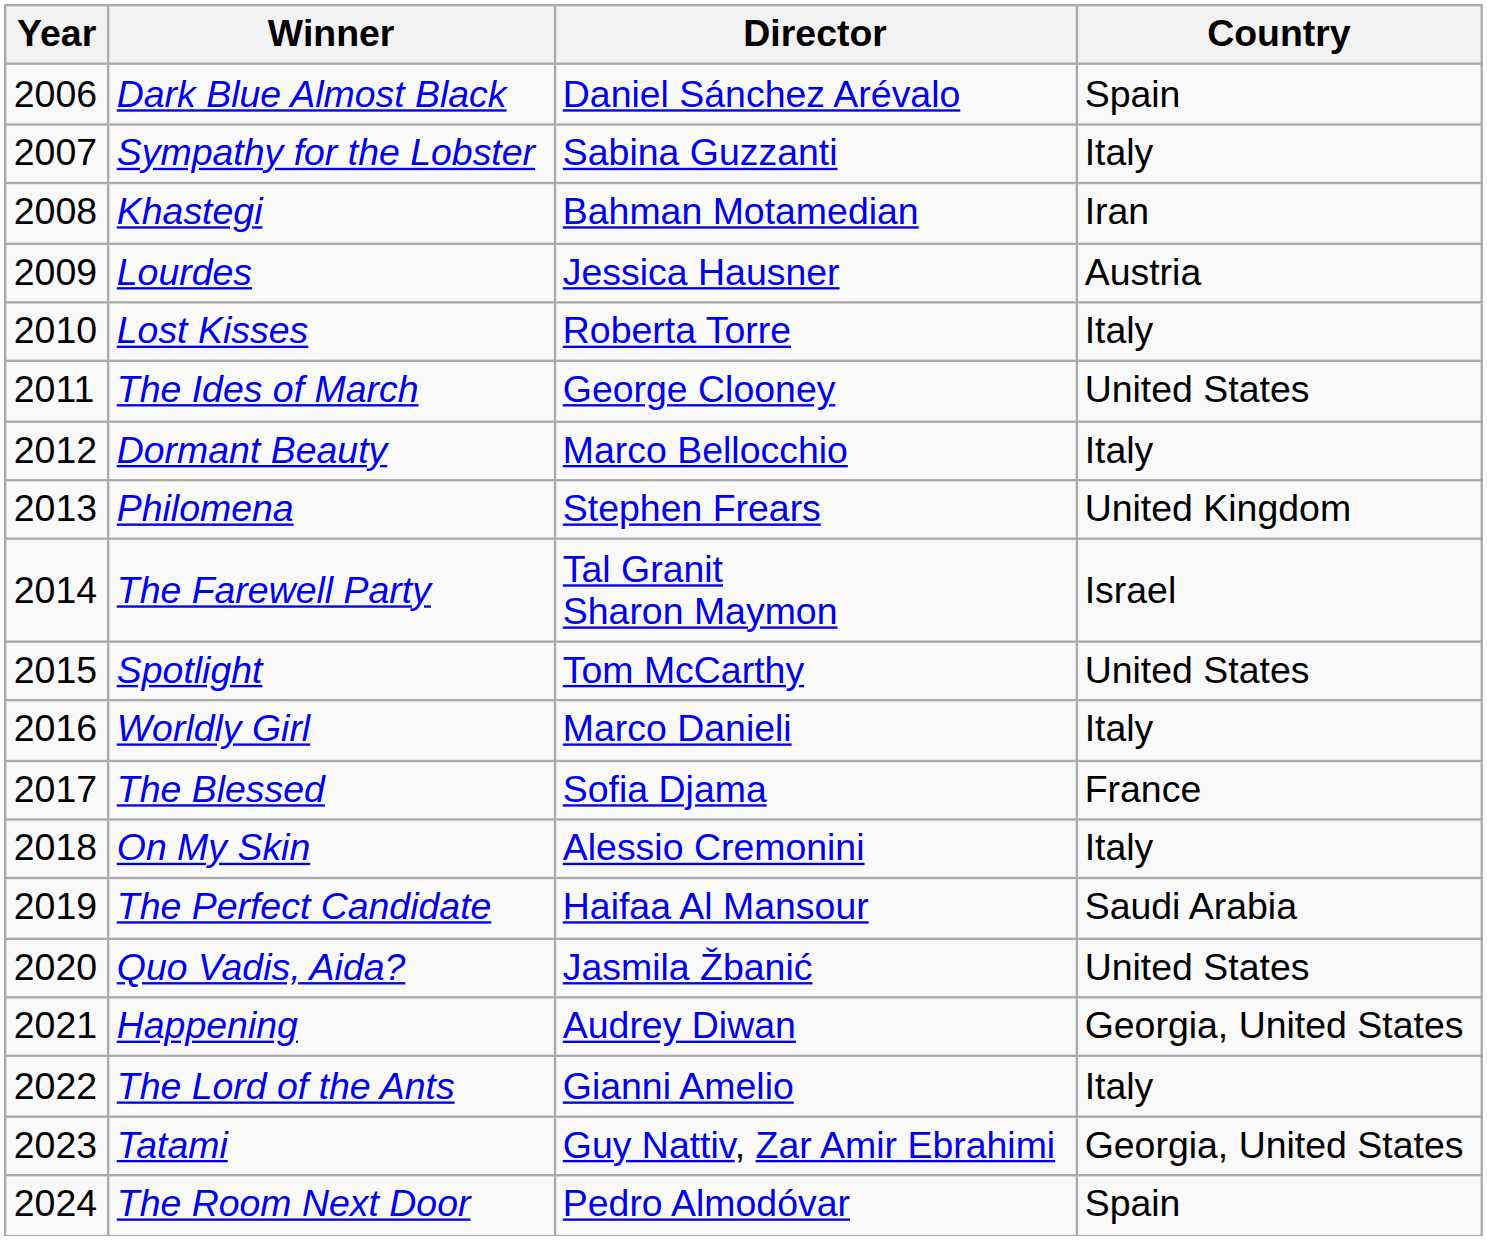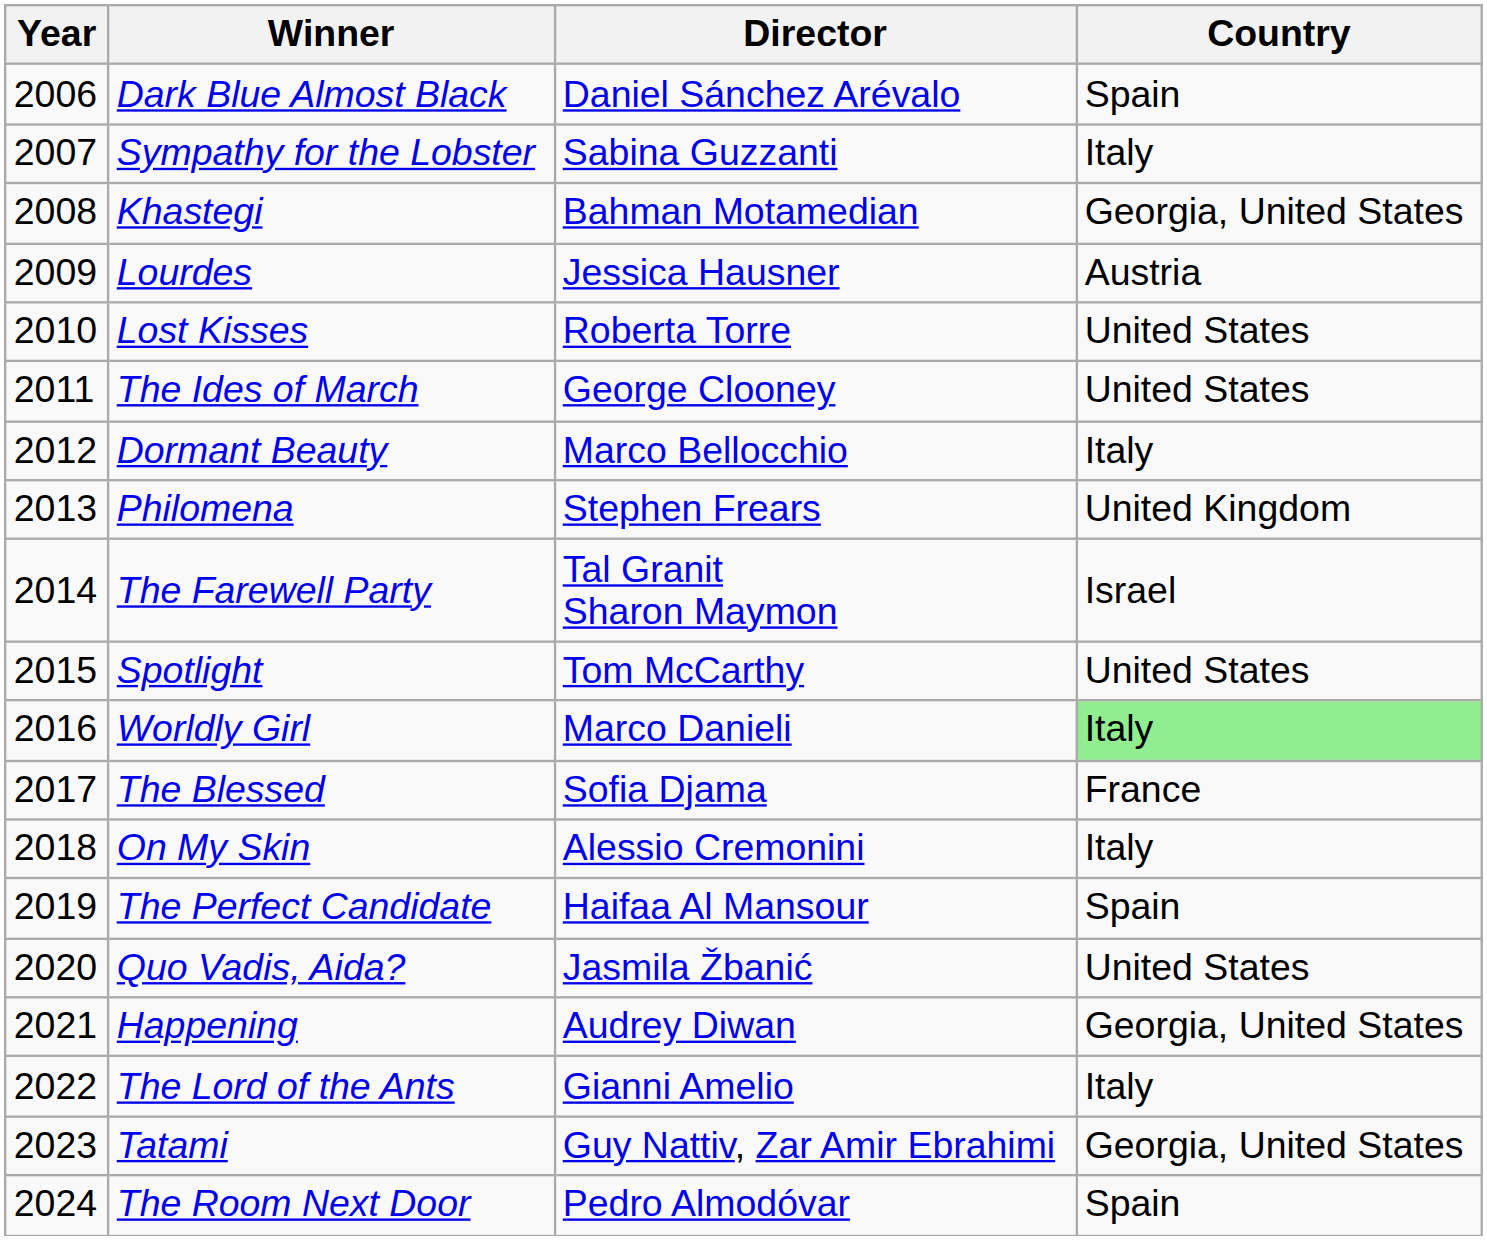(1117, 212) Iran -> (1274, 212) Georgia, United States
(1119, 331) Italy -> (1197, 331) United States
(1119, 729) no background -> (1119, 729) lightgreen background
(1191, 907) Saudi Arabia -> (1133, 907) Spain
